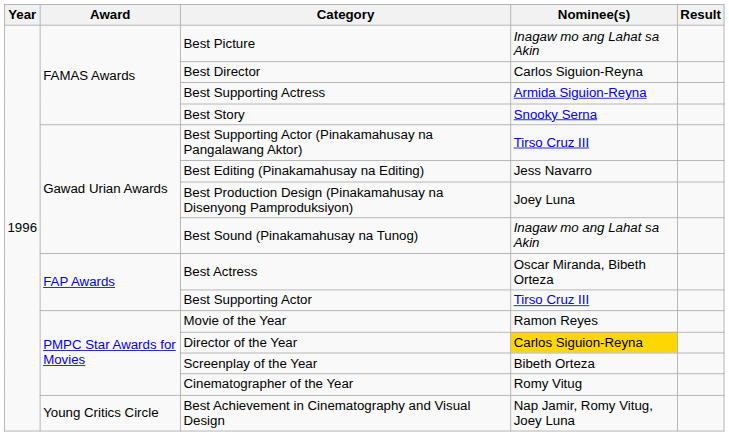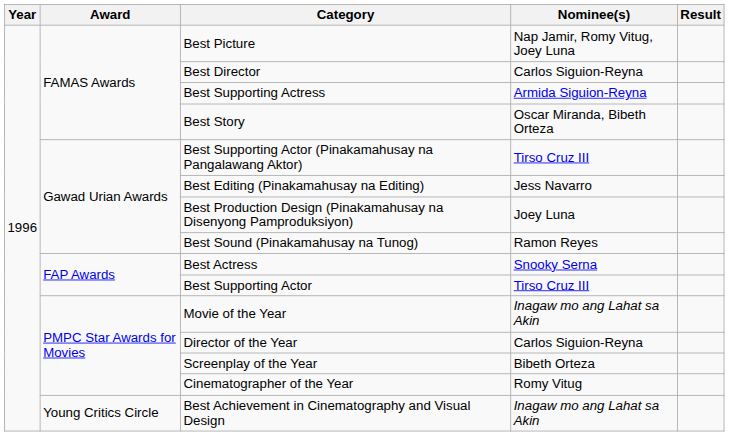(586, 43) Inagaw mo ang Lahat sa Akin -> (583, 43) Nap Jamir, Romy Vitug, Joey Luna
(555, 114) Snooky Serna -> (580, 121) Oscar Miranda, Bibeth Orteza
(586, 235) Inagaw mo ang Lahat sa Akin -> (556, 243) Ramon Reyes
(580, 271) Oscar Miranda, Bibeth Orteza -> (555, 264) Snooky Serna
(556, 321) Ramon Reyes -> (586, 313) Inagaw mo ang Lahat sa Akin
(578, 342) gold background -> (578, 342) no background
(583, 413) Nap Jamir, Romy Vitug, Joey Luna -> (586, 413) Inagaw mo ang Lahat sa Akin
